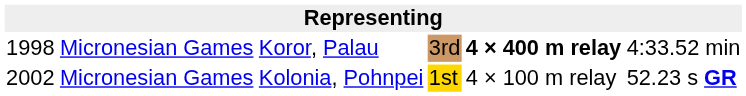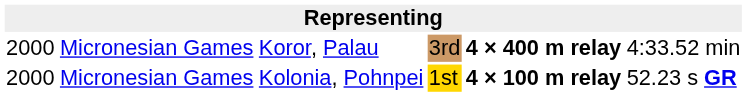(30, 48) 1998 -> (30, 48) 2000
(30, 77) 2002 -> (30, 77) 2000
(541, 77) normal -> (543, 77) bold
